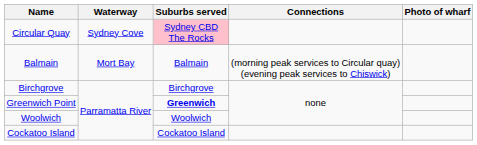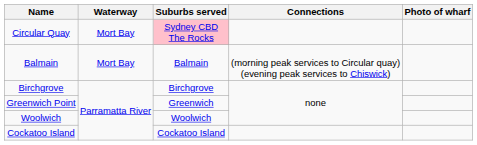(116, 32) Sydney Cove -> (116, 32) Mort Bay
(191, 103) bold -> (191, 103) normal
